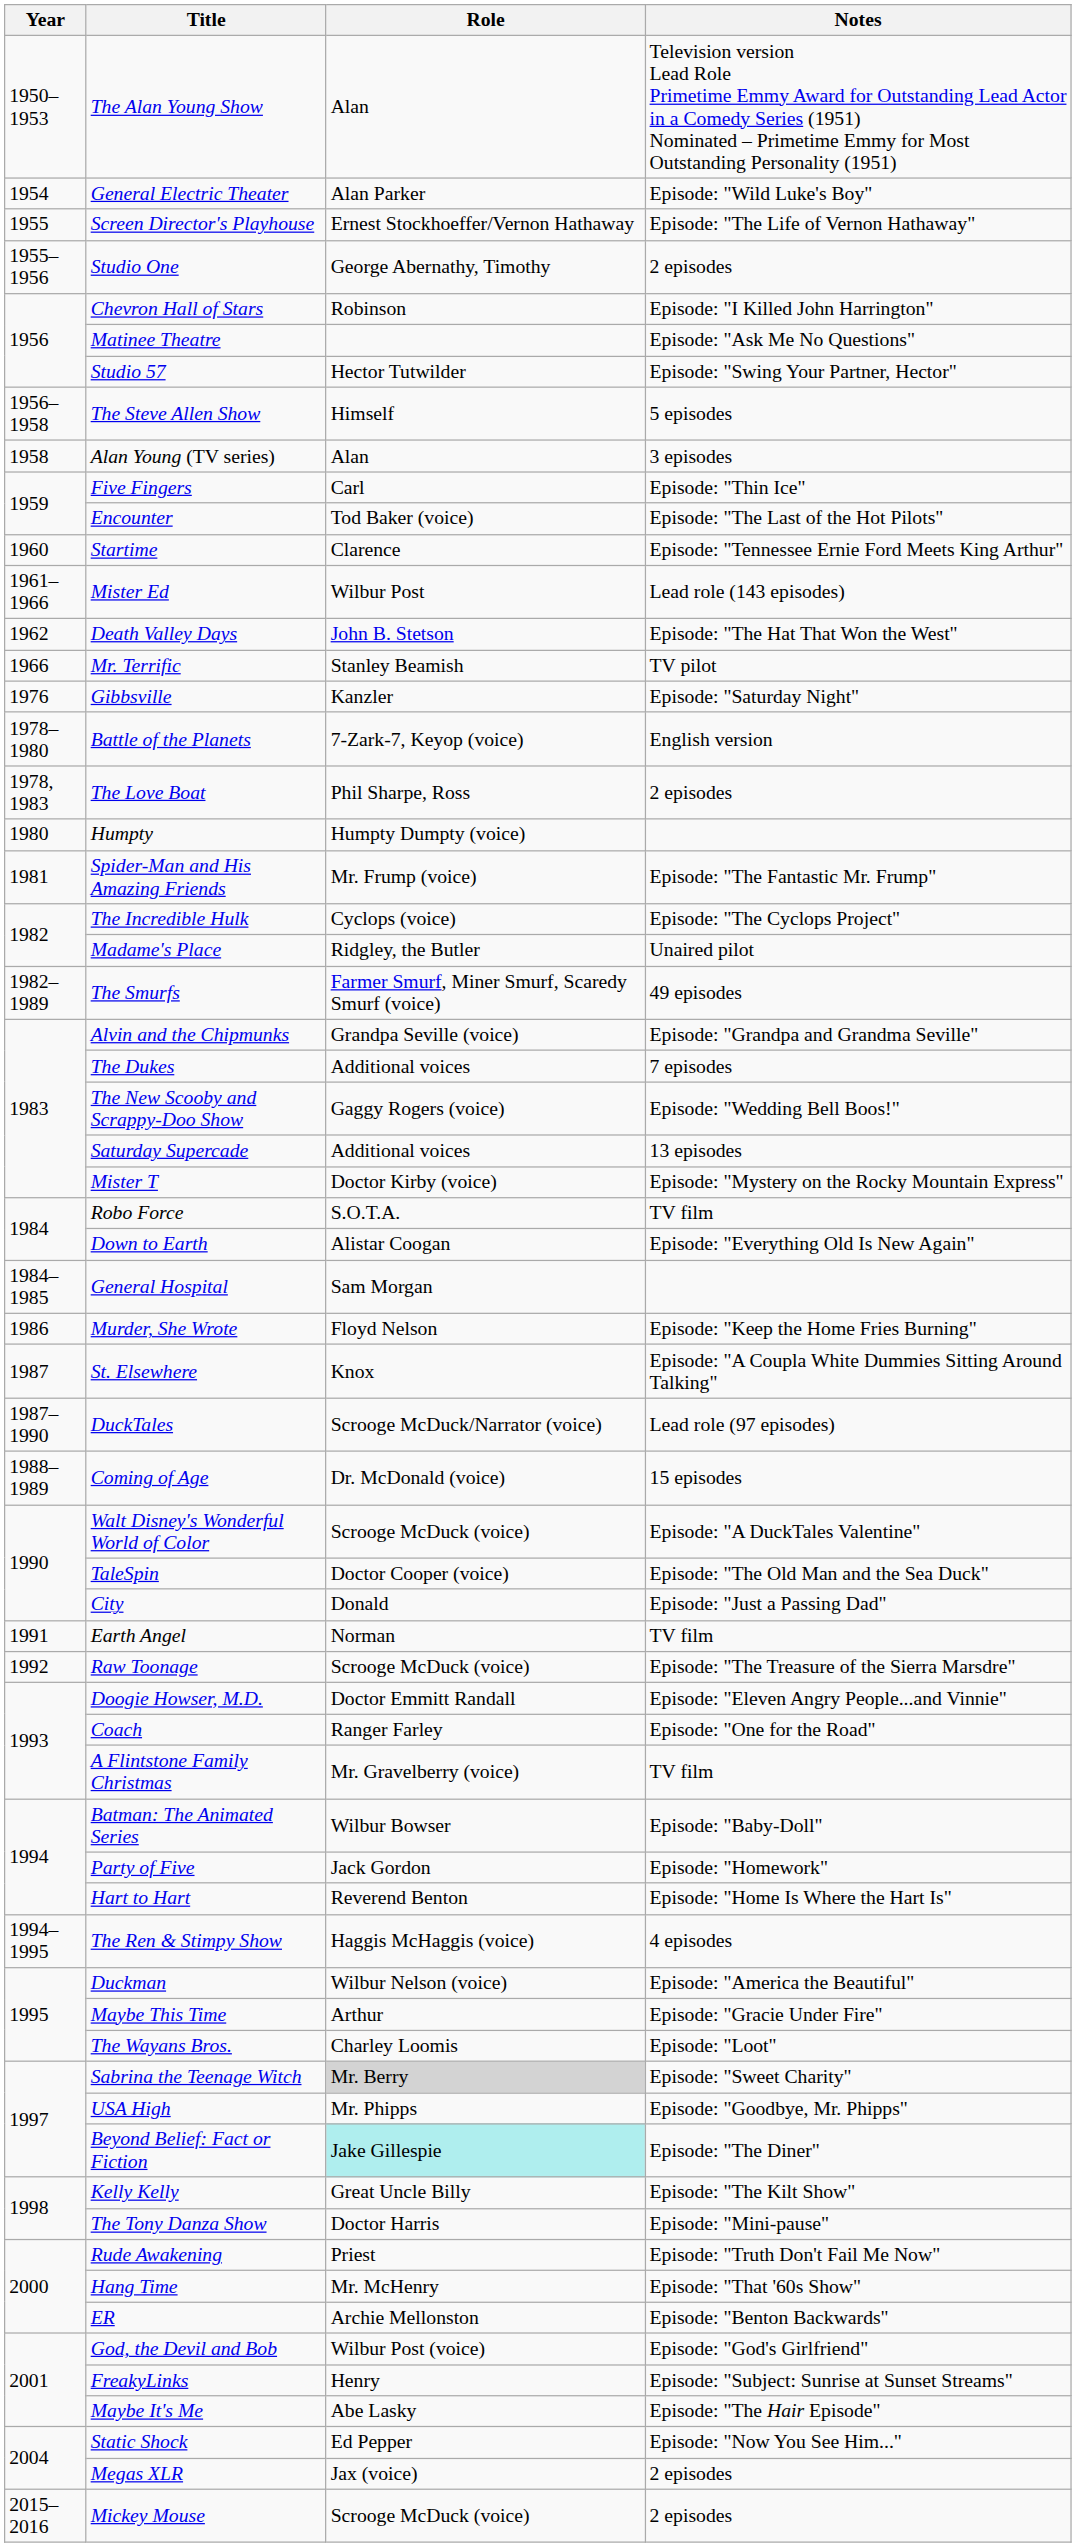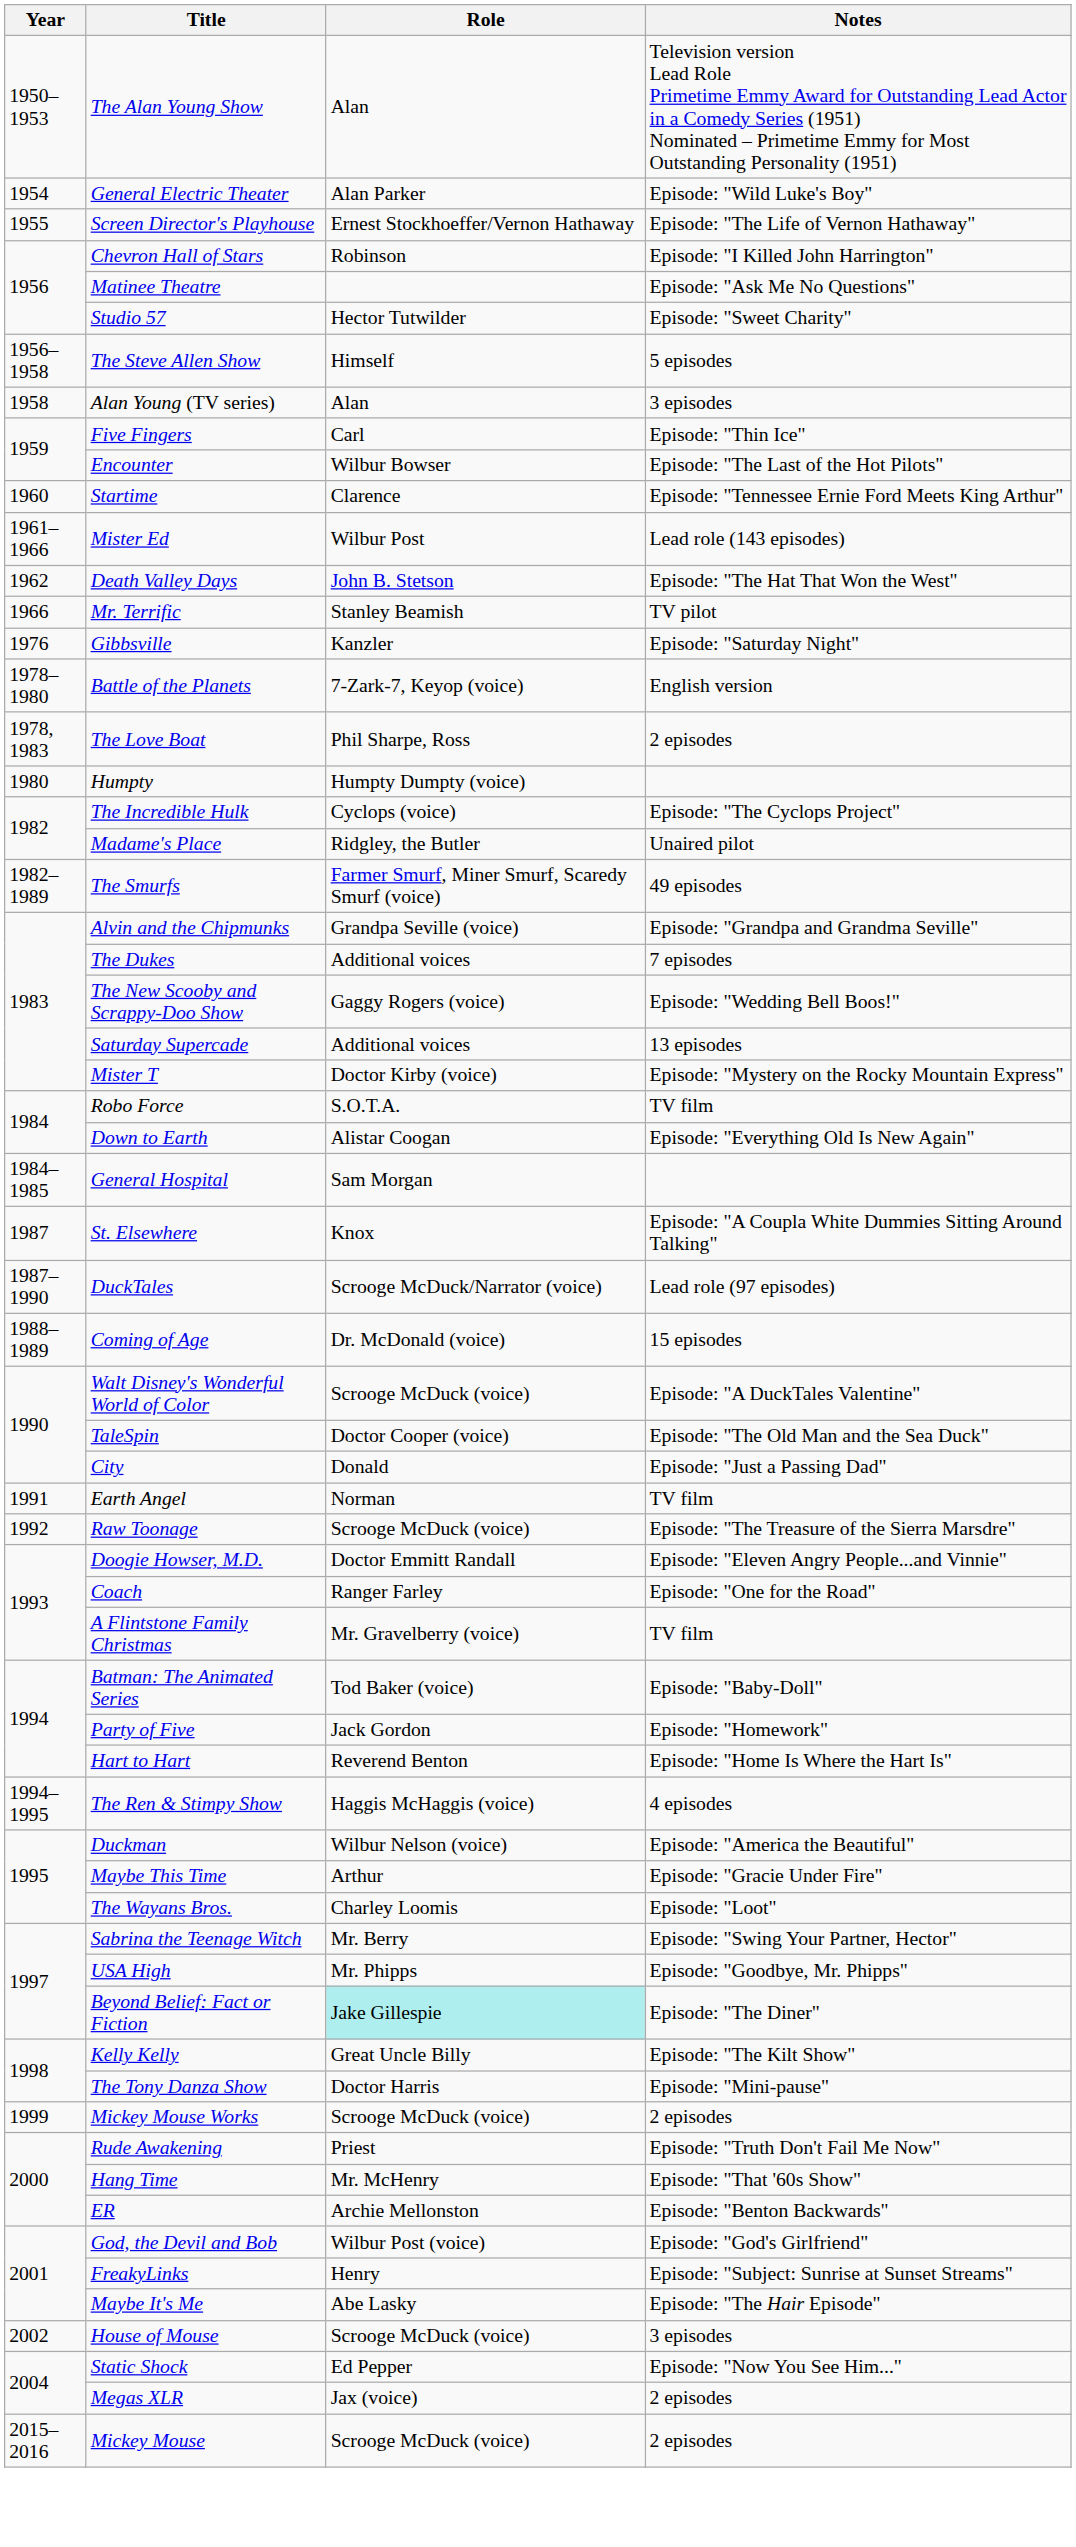- row: (135, 266)
(803, 371) Episode: "Swing Your Partner, Hector" -> (751, 318) Episode: "Sweet Charity"
(402, 518) Tod Baker (voice) -> (391, 465) Wilbur Bowser
- row: (171, 876)
- row: (164, 1328)
(391, 1825) Wilbur Bowser -> (402, 1687) Tod Baker (voice)
(369, 2076) lightgrey background -> (369, 1938) no background
(751, 2076) Episode: "Sweet Charity" -> (803, 1938) Episode: "Swing Your Partner, Hector"
+ row: (174, 2117)
+ row: (155, 2335)
